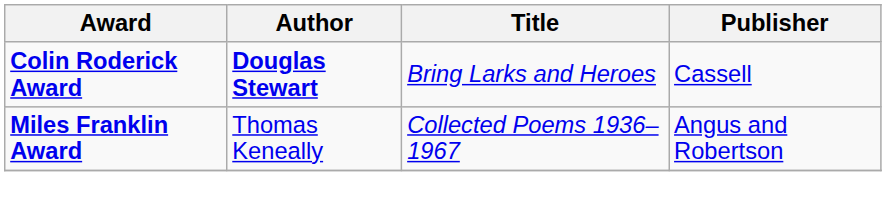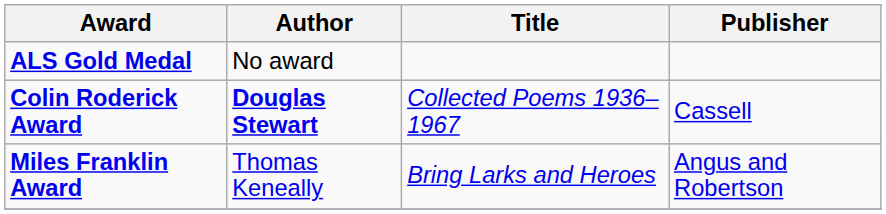+ row: (101, 60)
(532, 74) Bring Larks and Heroes -> (533, 111) Collected Poems 1936–1967
(533, 138) Collected Poems 1936–1967 -> (532, 175) Bring Larks and Heroes
